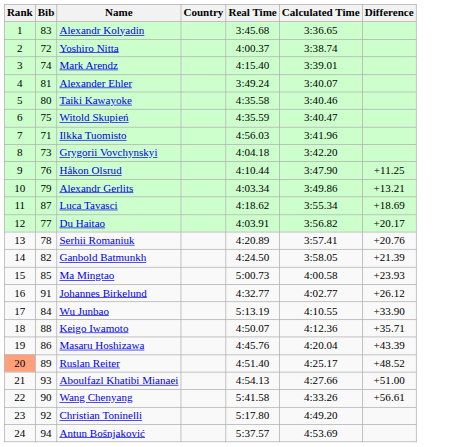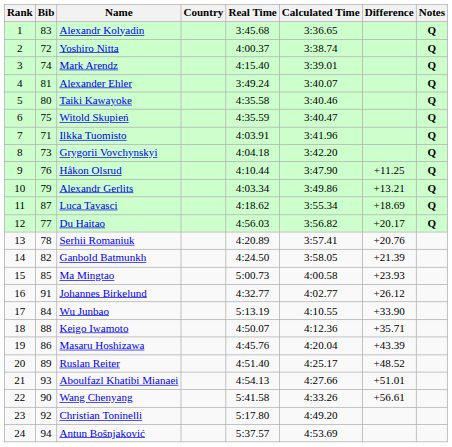+ column: (432, 13)
(253, 135) 4:56.03 -> (253, 135) 4:03.91
(253, 223) 4:03.91 -> (253, 223) 4:56.03
(20, 363) lightsalmon background -> (20, 363) no background
(389, 380) +51.00 -> (389, 380) +51.01
